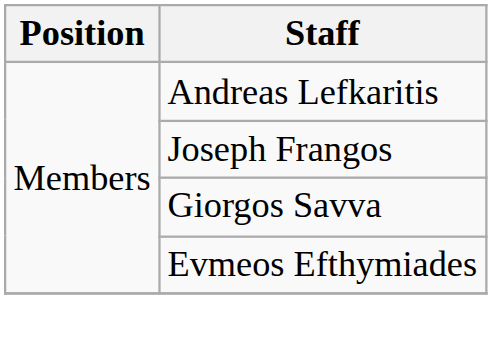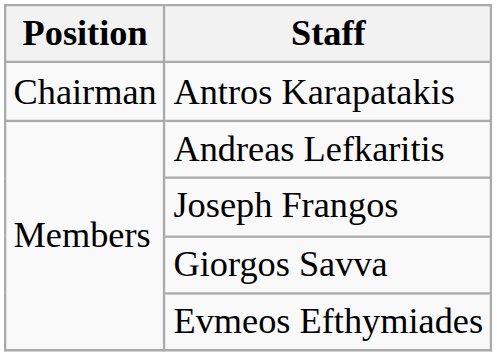+ row: (314, 90)
